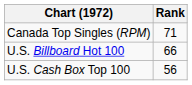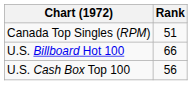(170, 32) 71 -> (170, 32) 51
